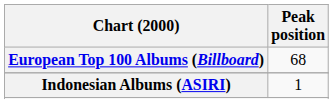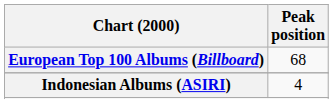(298, 85) 1 -> (298, 85) 4
